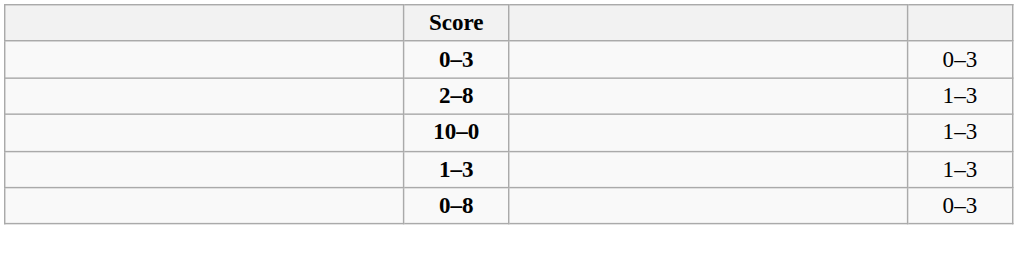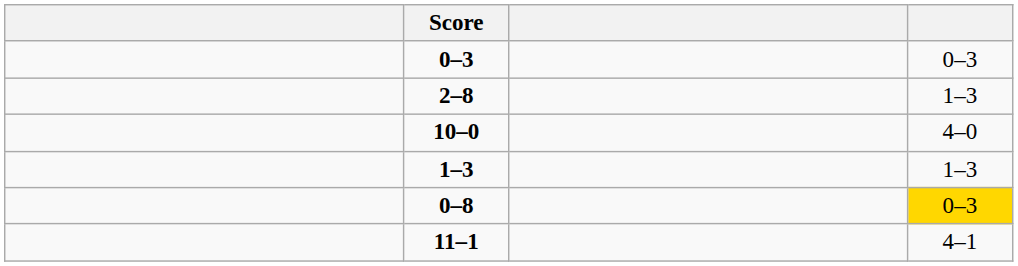(960, 132) 1–3 -> (960, 132) 4–0
(960, 205) no background -> (960, 205) gold background
+ row: (456, 242)
